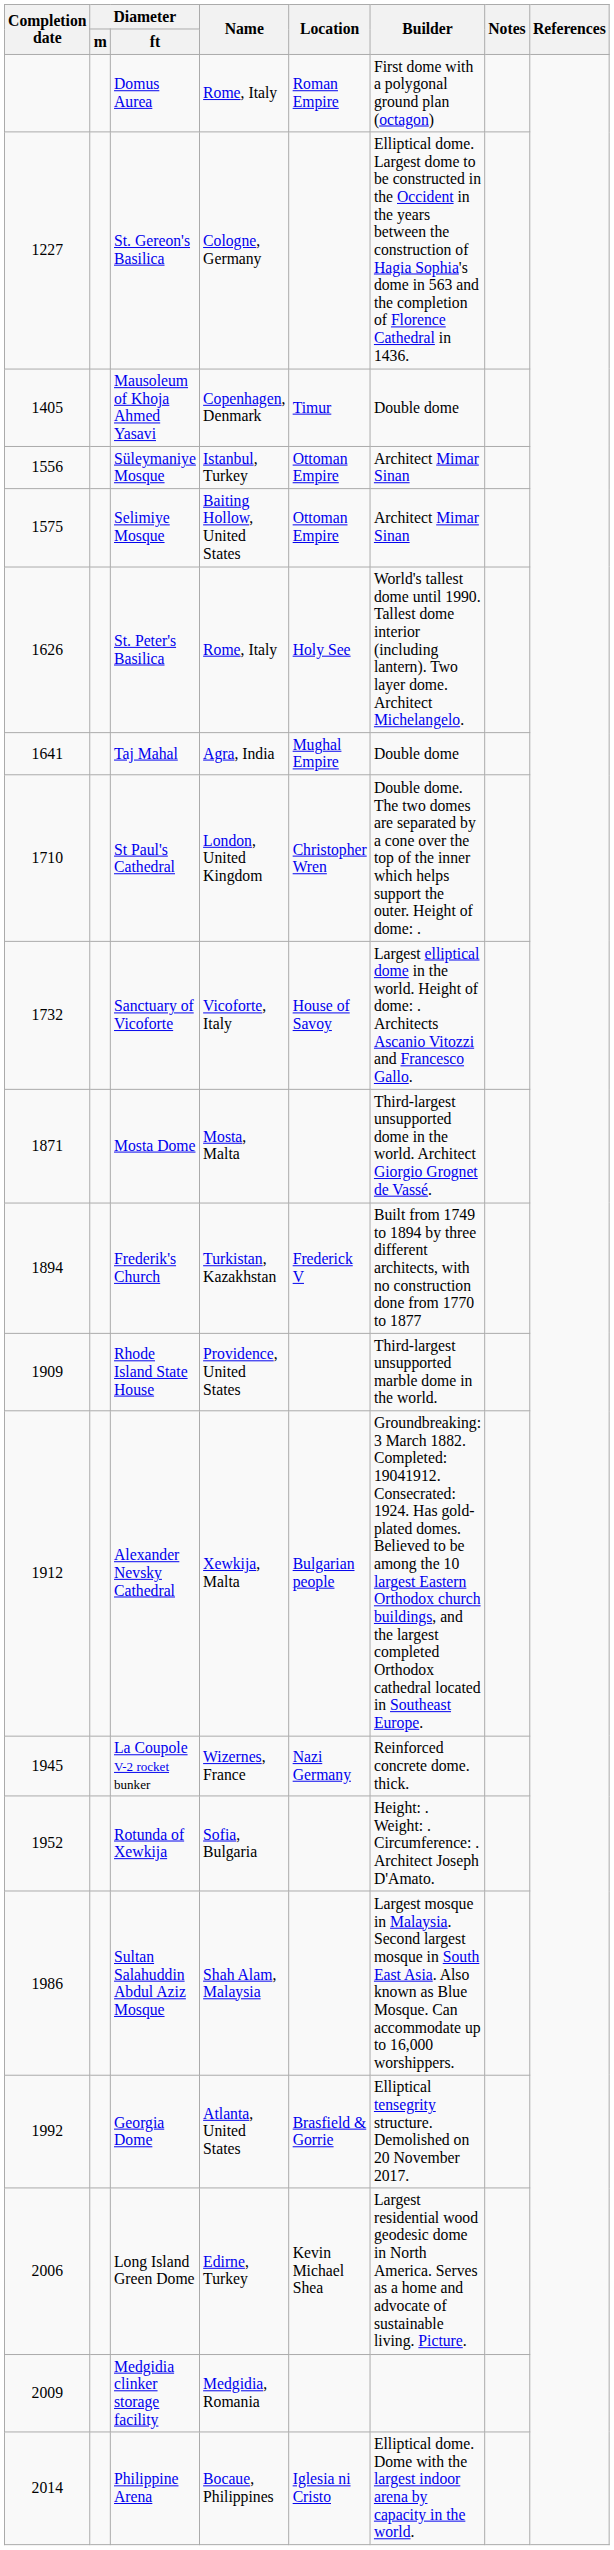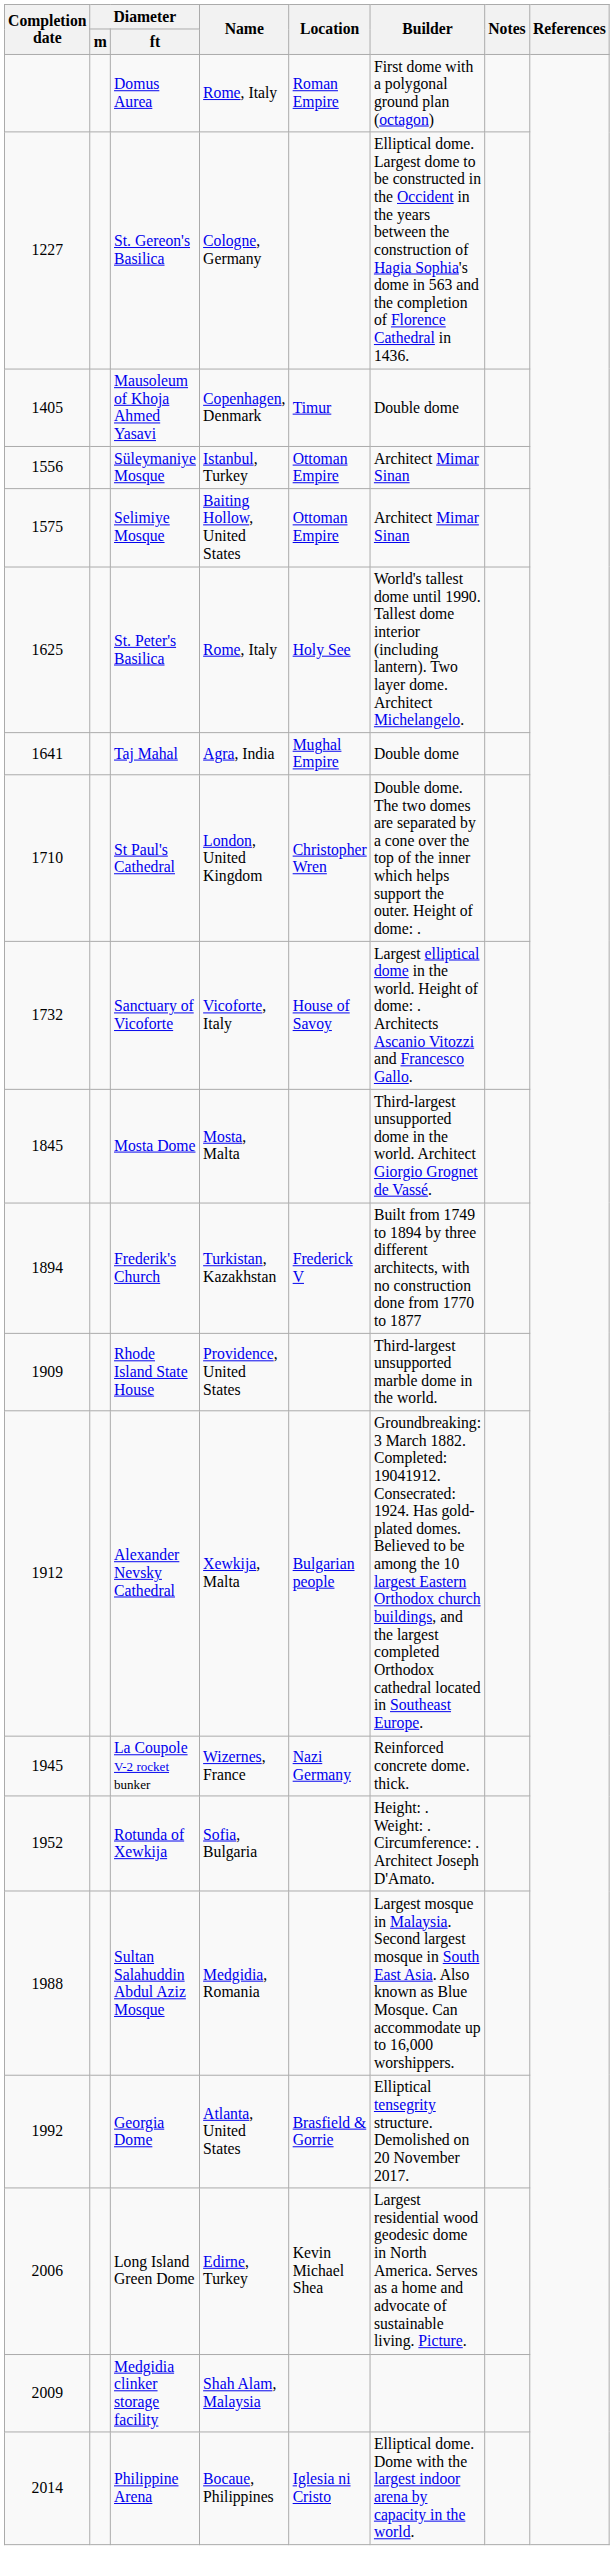(47, 649) 1626 -> (47, 649) 1625
(47, 1146) 1871 -> (47, 1146) 1845
(47, 1983) 1986 -> (47, 1983) 1988
(240, 1983) Shah Alam, Malaysia -> (235, 1983) Medgidia, Romania
(235, 2392) Medgidia, Romania -> (240, 2392) Shah Alam, Malaysia
